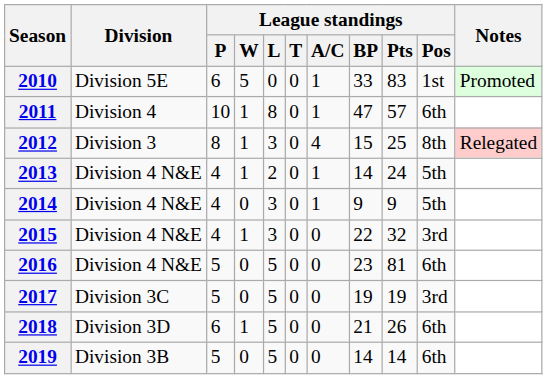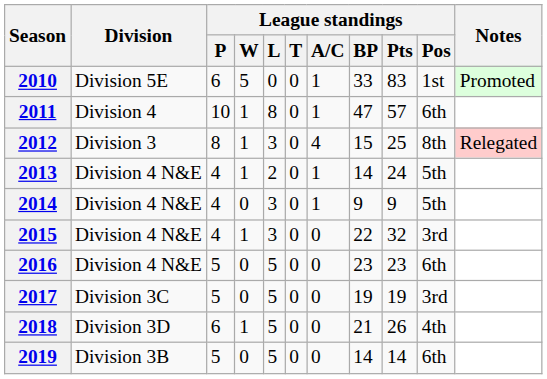(397, 265) 81 -> (397, 265) 23
(434, 326) 6th -> (434, 326) 4th
